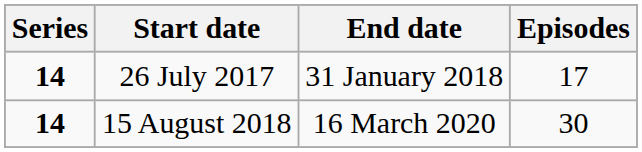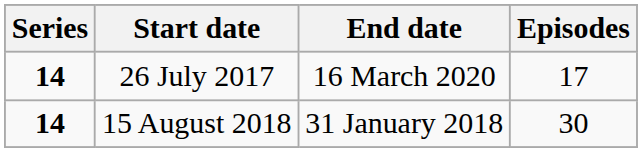(404, 75) 31 January 2018 -> (404, 75) 16 March 2020
(404, 123) 16 March 2020 -> (404, 123) 31 January 2018
